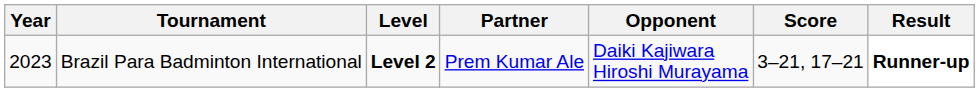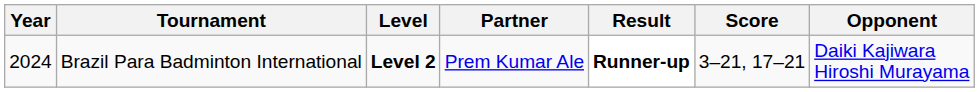columns swapped: (671, 20) <-> (921, 20)
(30, 61) 2023 -> (30, 61) 2024
